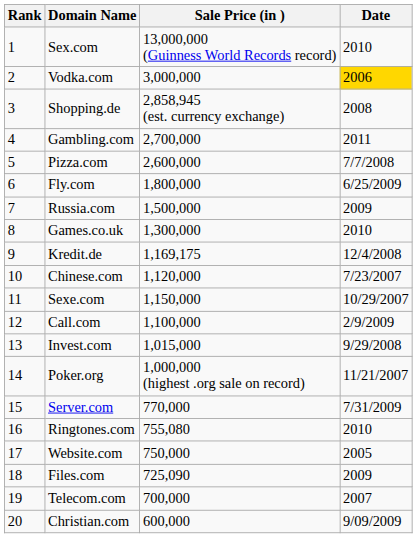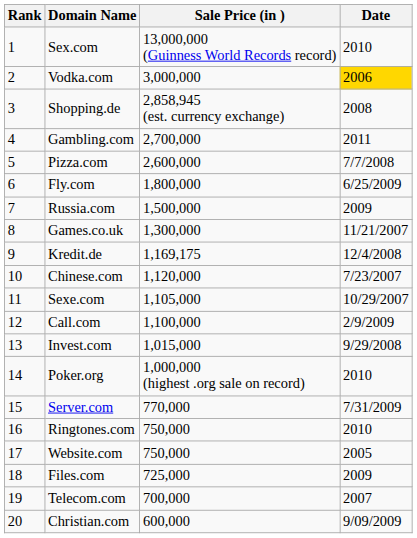(357, 231) 2010 -> (376, 231) 11/21/2007
(172, 299) 1,150,000 -> (172, 299) 1,105,000
(376, 376) 11/21/2007 -> (357, 376) 2010
(166, 429) 755,080 -> (166, 429) 750,000
(166, 475) 725,090 -> (166, 475) 725,000
